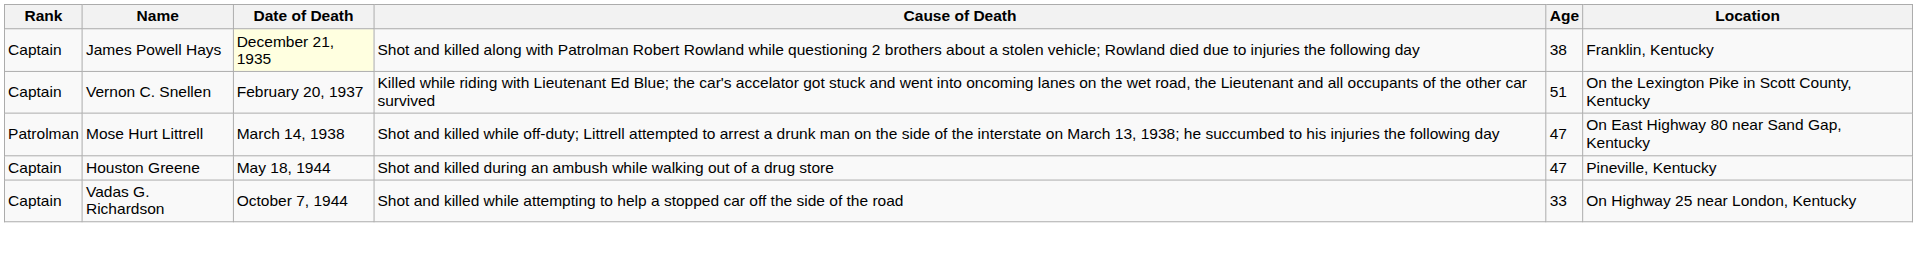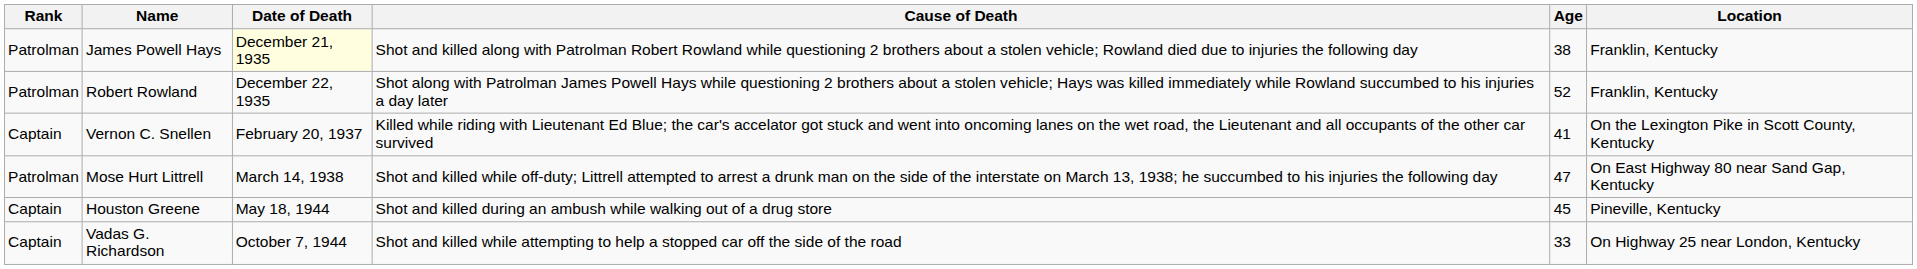(35, 50) Captain -> (43, 50) Patrolman
+ row: (142, 92)
(1558, 92) 51 -> (1562, 134) 41
(1558, 167) 47 -> (1562, 209) 45
